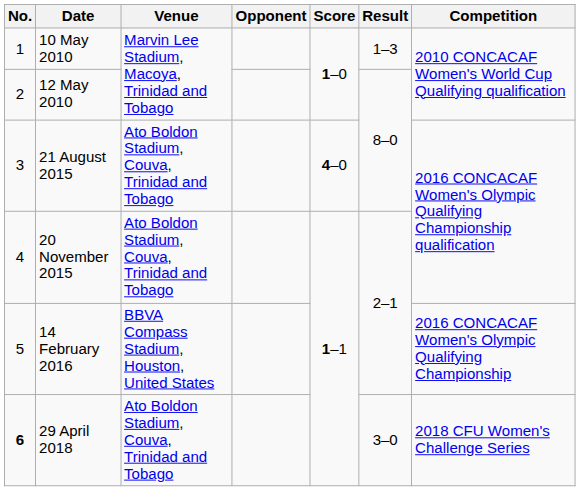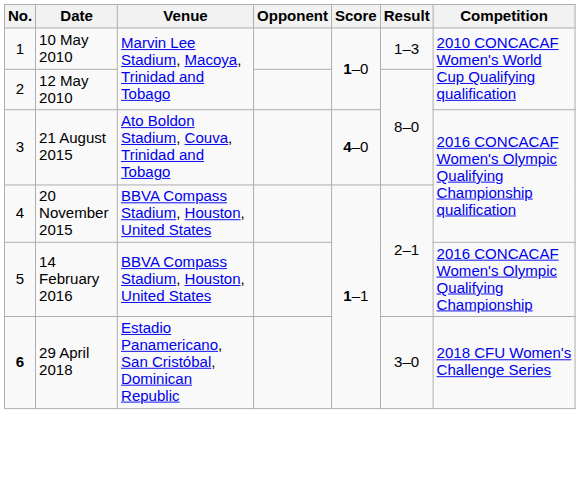(166, 257) Ato Boldon Stadium, Couva, Trinidad and Tobago -> (183, 213) BBVA Compass Stadium, Houston, United States
(166, 440) Ato Boldon Stadium, Couva, Trinidad and Tobago -> (172, 362) Estadio Panamericano, San Cristóbal, Dominican Republic
